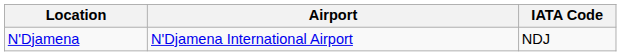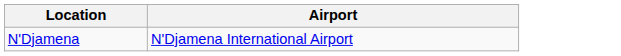- column: (567, 16)
